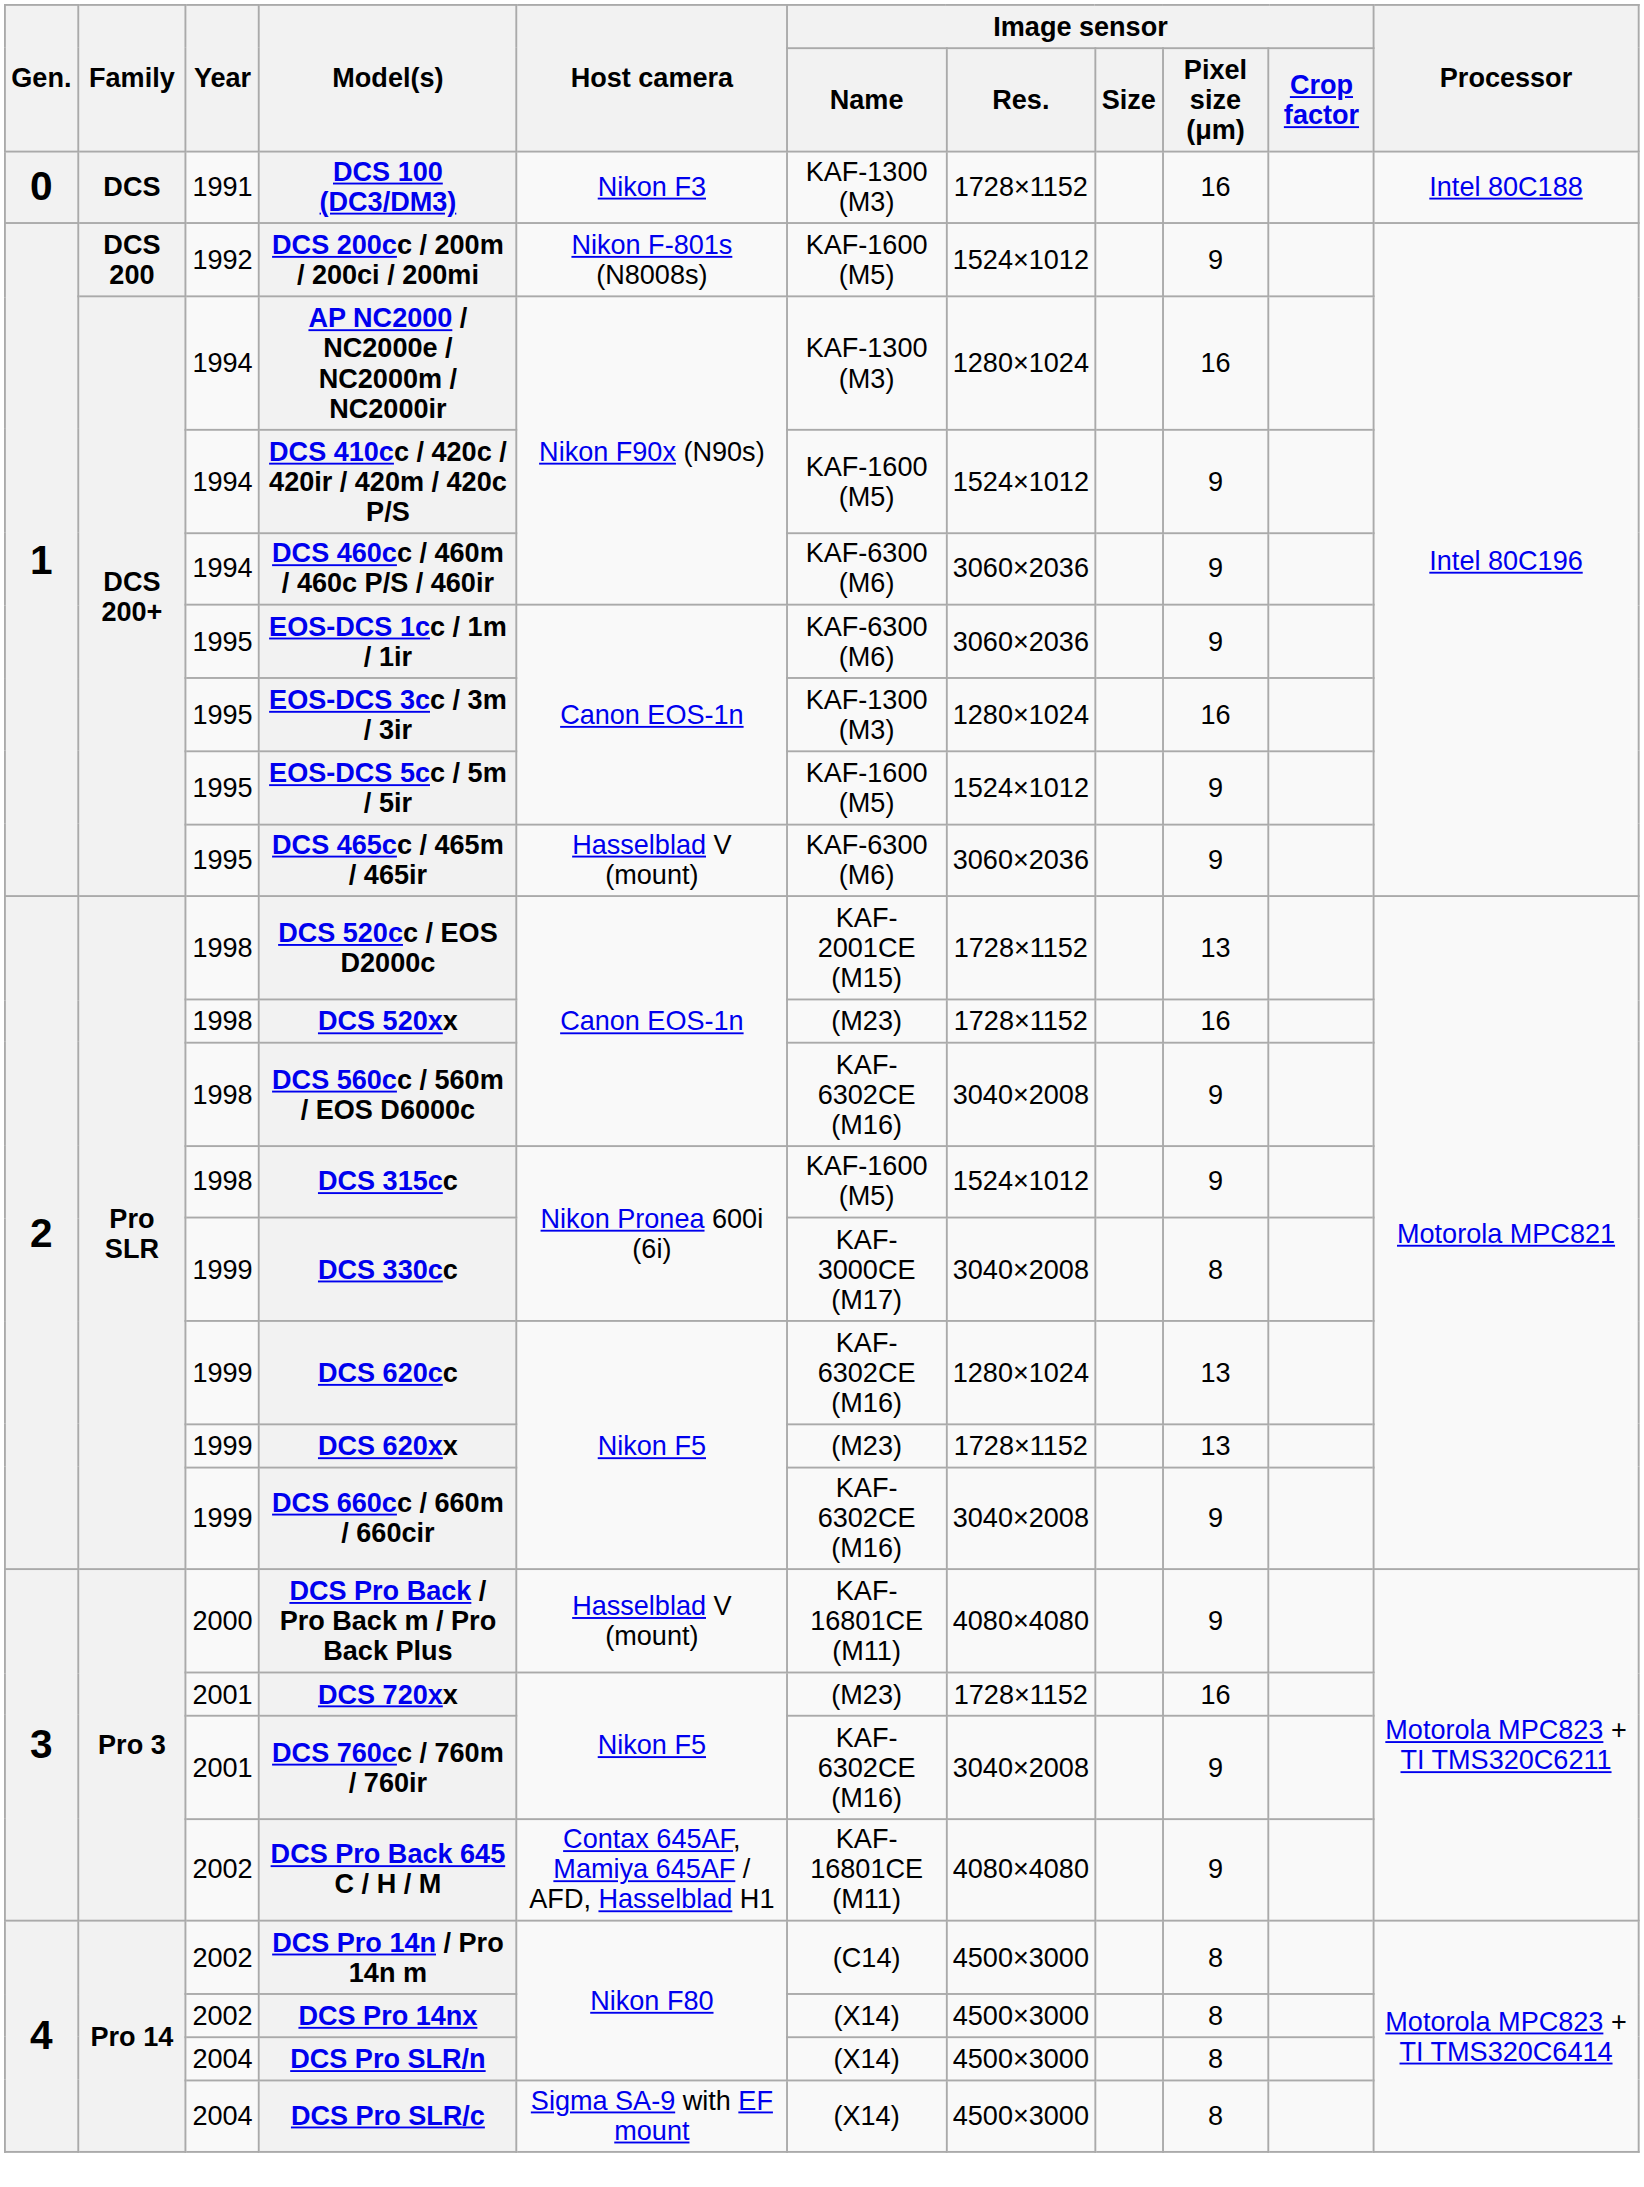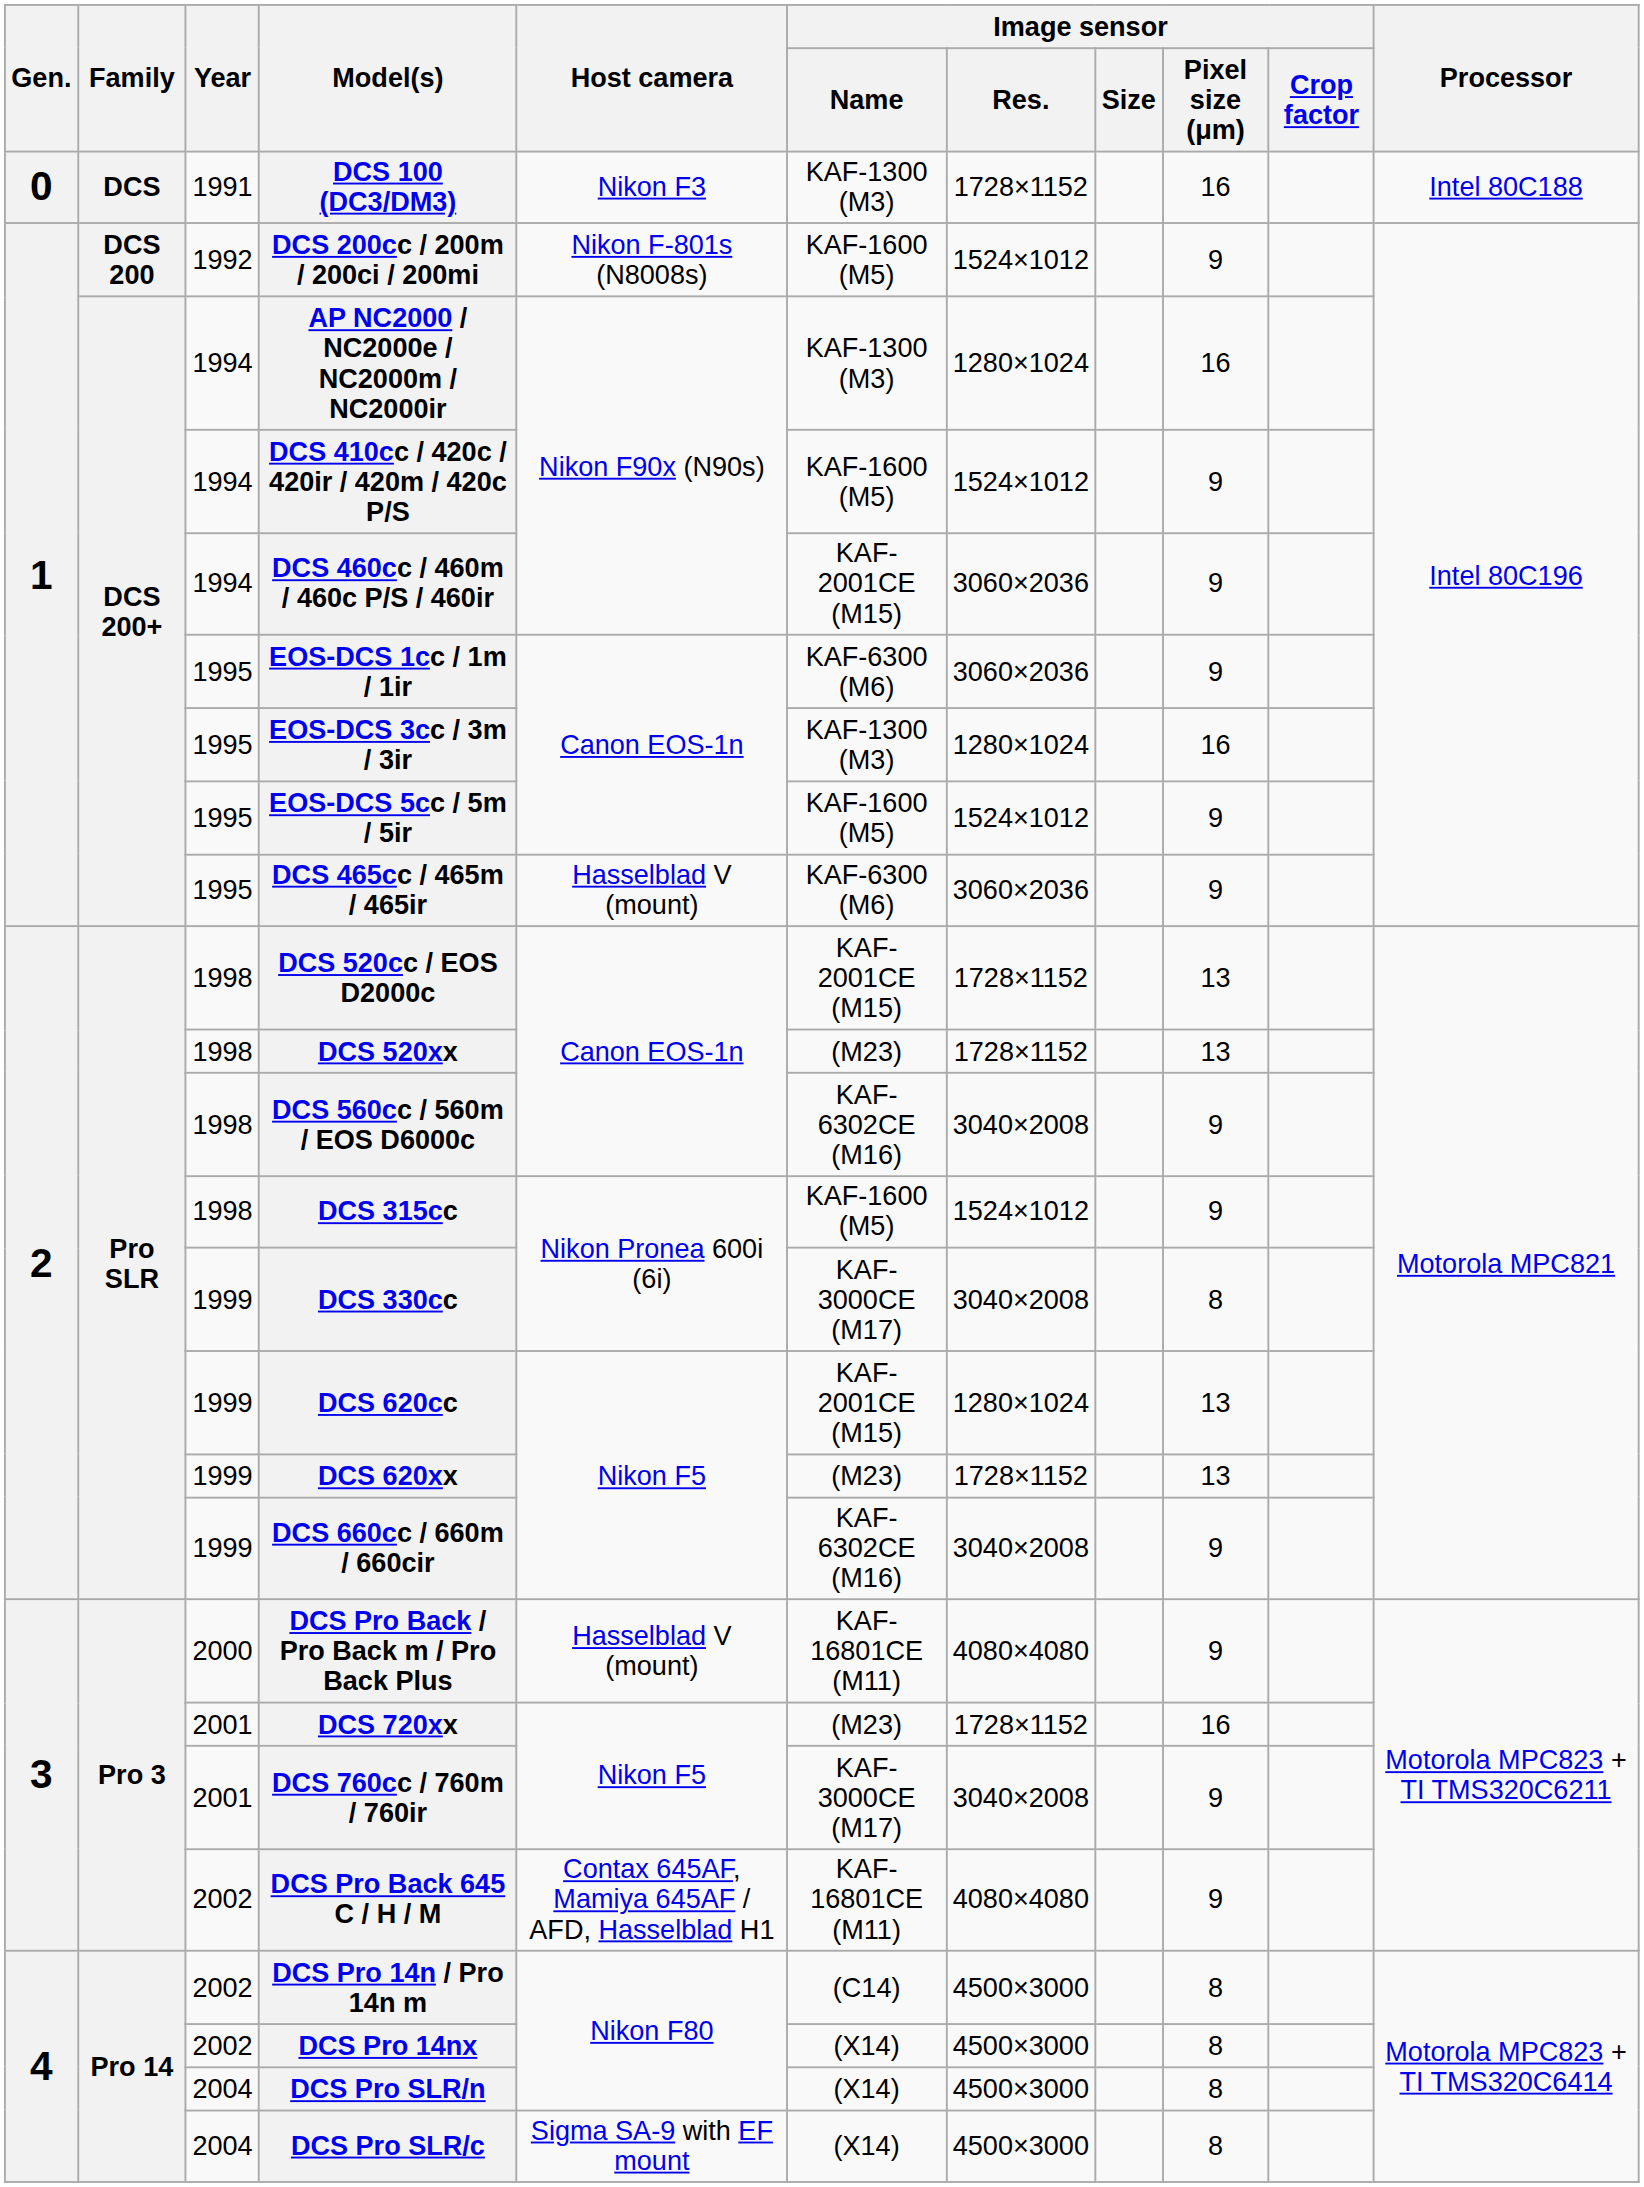(867, 569) KAF-6300 (M6) -> (867, 584) KAF-2001CE (M15)
(1215, 1021) 16 -> (1215, 1051) 13
(867, 1373) KAF-6302CE (M16) -> (867, 1403) KAF-2001CE (M15)
(867, 1767) KAF-6302CE (M16) -> (867, 1797) KAF-3000CE (M17)
